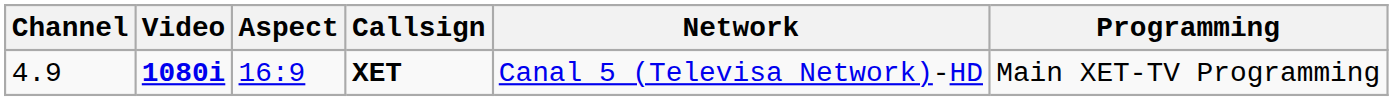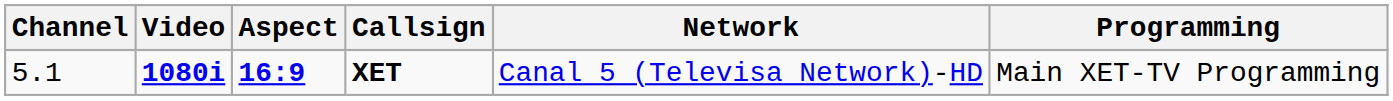(37, 73) 4.9 -> (37, 73) 5.1
(272, 73) normal -> (272, 73) bold
